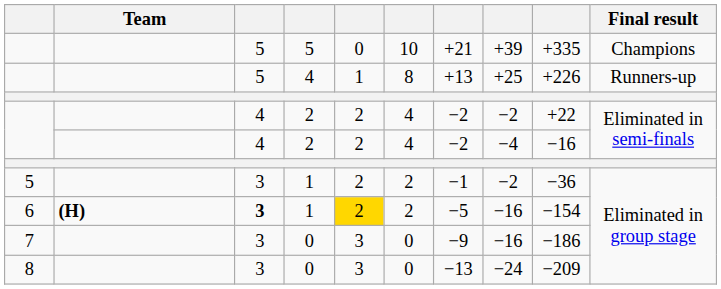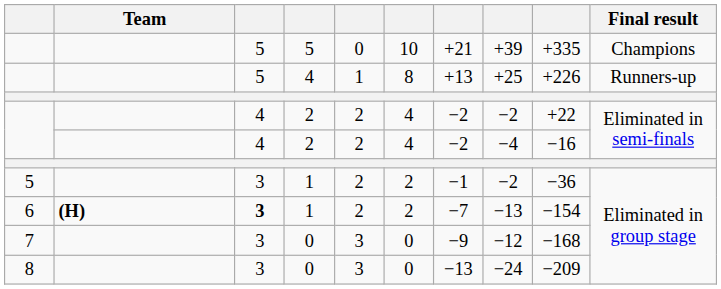(359, 211) gold background -> (359, 211) no background
(458, 211) −5 -> (458, 211) −7
(508, 211) −16 -> (508, 211) −13
(508, 240) −16 -> (508, 240) −12
(561, 240) −186 -> (561, 240) −168
